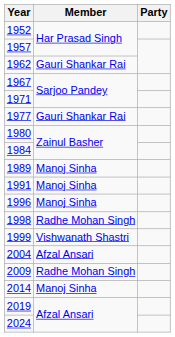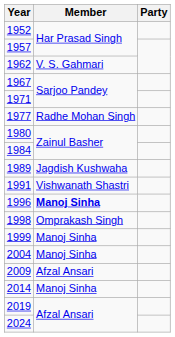(81, 64) Gauri Shankar Rai -> (70, 64) V. S. Gahmari
(81, 116) Gauri Shankar Rai -> (86, 116) Radhe Mohan Singh
(66, 168) Manoj Sinha -> (82, 168) Jagdish Kushwaha
(66, 185) Manoj Sinha -> (83, 185) Vishwanath Shastri
(66, 202) normal -> (68, 202) bold
(86, 220) Radhe Mohan Singh -> (80, 220) Omprakash Singh
(83, 237) Vishwanath Shastri -> (66, 237) Manoj Sinha
(65, 254) Afzal Ansari -> (66, 254) Manoj Sinha
(86, 271) Radhe Mohan Singh -> (65, 271) Afzal Ansari
